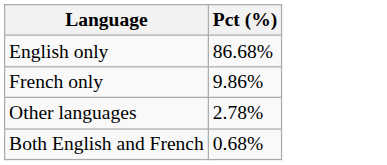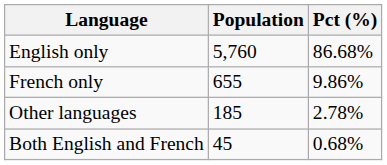+ column: (258, 19)
